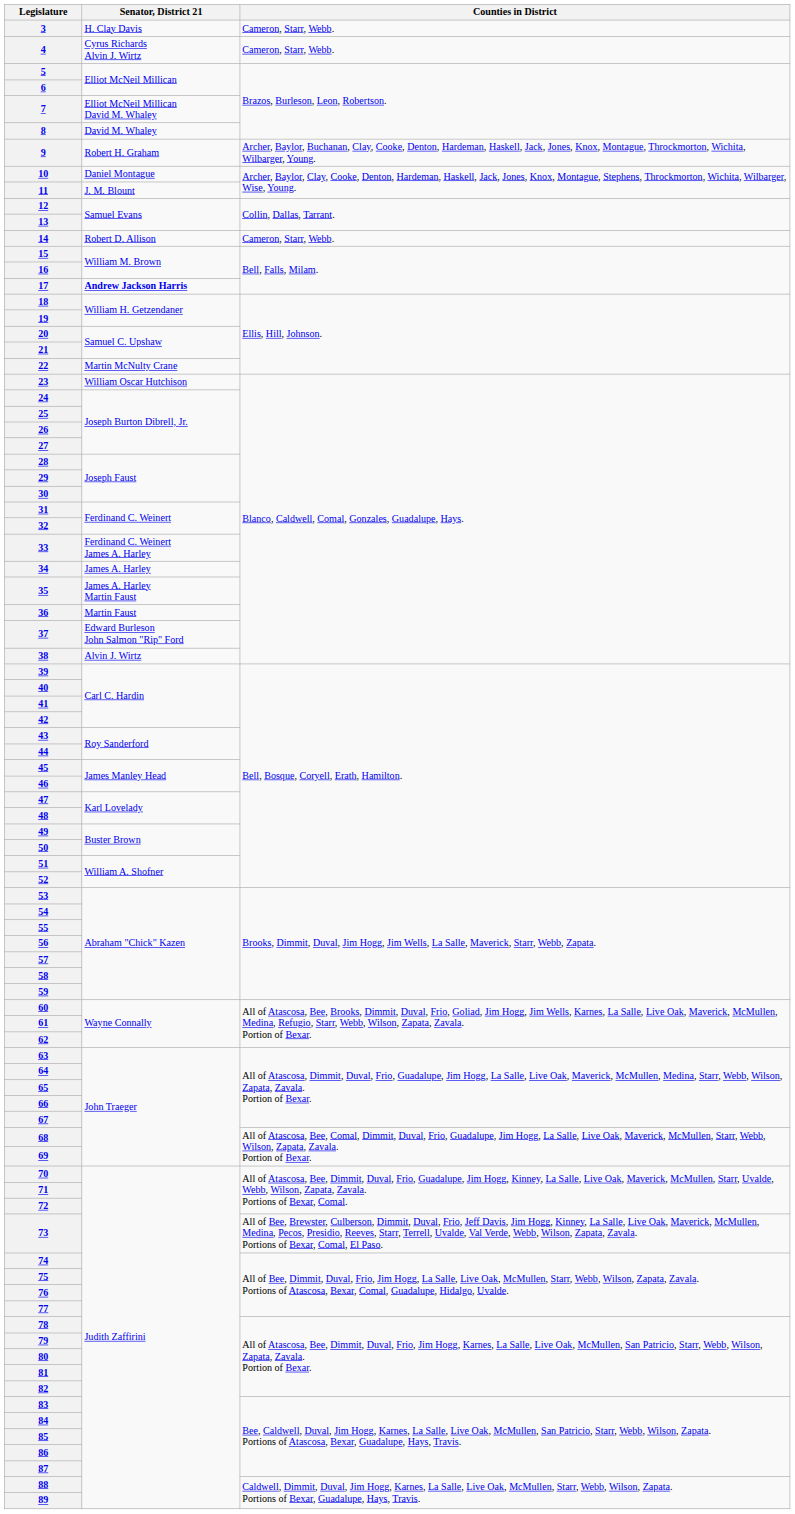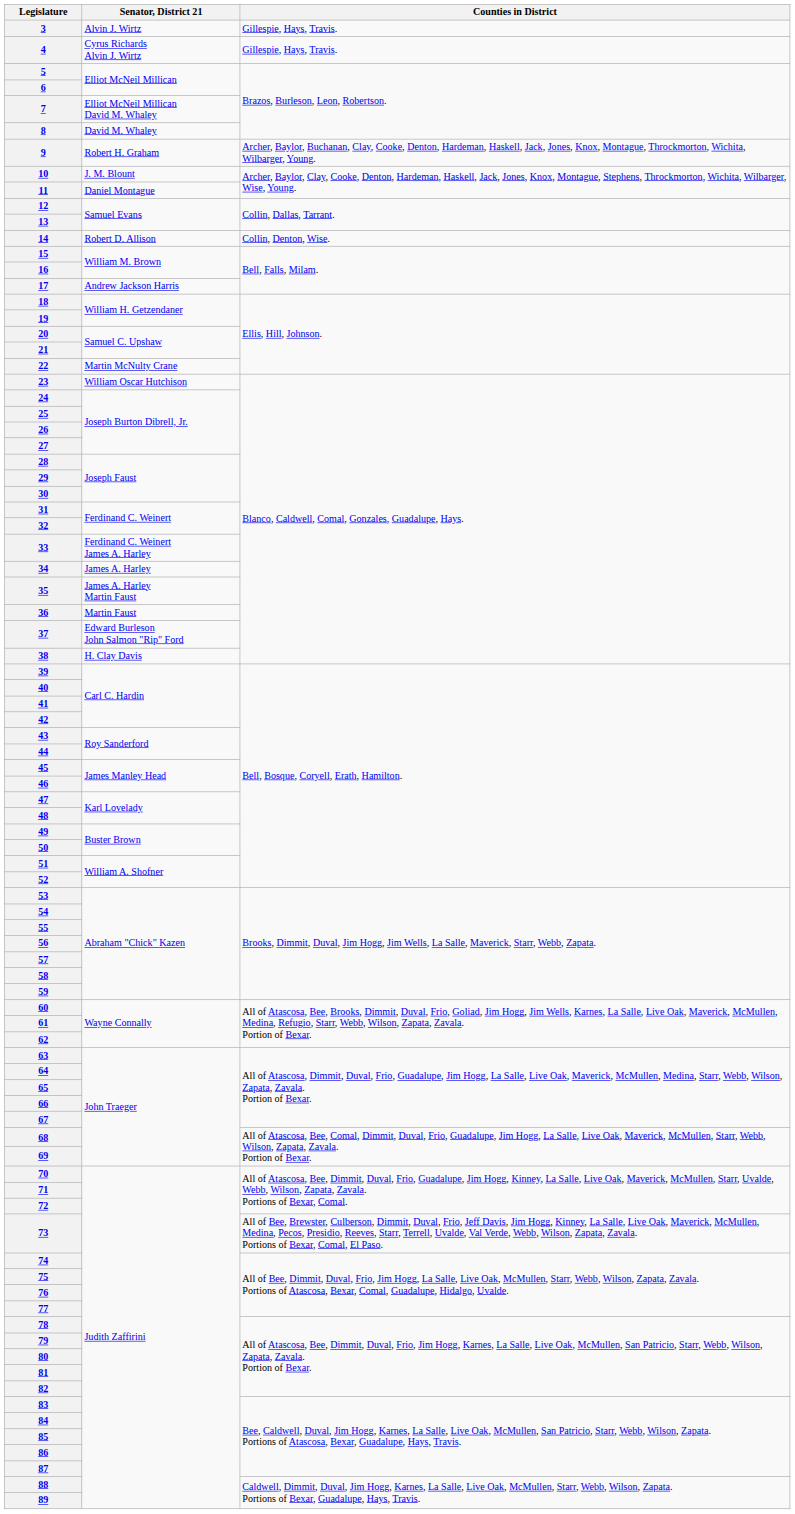(113, 28) H. Clay Davis -> (113, 28) Alvin J. Wirtz
(288, 28) Cameron, Starr, Webb. -> (290, 28) Gillespie, Hays, Travis.
(288, 50) Cameron, Starr, Webb. -> (290, 50) Gillespie, Hays, Travis.
(120, 174) Daniel Montague -> (110, 174) J. M. Blount
(110, 190) J. M. Blount -> (120, 190) Daniel Montague
(288, 238) Cameron, Starr, Webb. -> (286, 238) Collin, Denton, Wise.
(136, 286) bold -> (132, 286) normal
(113, 656) Alvin J. Wirtz -> (113, 656) H. Clay Davis
